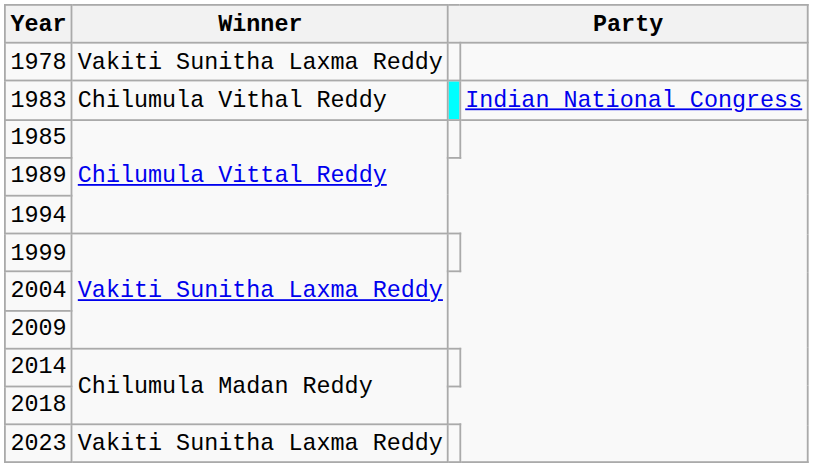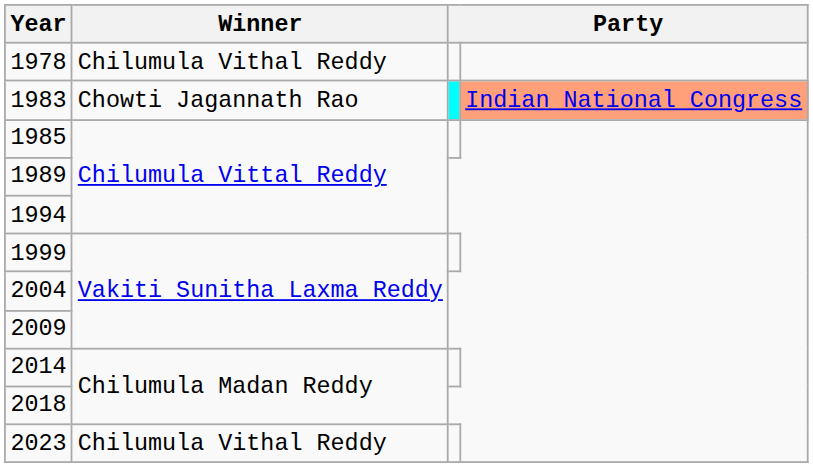(260, 62) Vakiti Sunitha Laxma Reddy -> (232, 62) Chilumula Vithal Reddy
(232, 100) Chilumula Vithal Reddy -> (218, 100) Chowti Jagannath Rao
(634, 100) no background -> (634, 100) lightsalmon background
(260, 443) Vakiti Sunitha Laxma Reddy -> (232, 443) Chilumula Vithal Reddy
